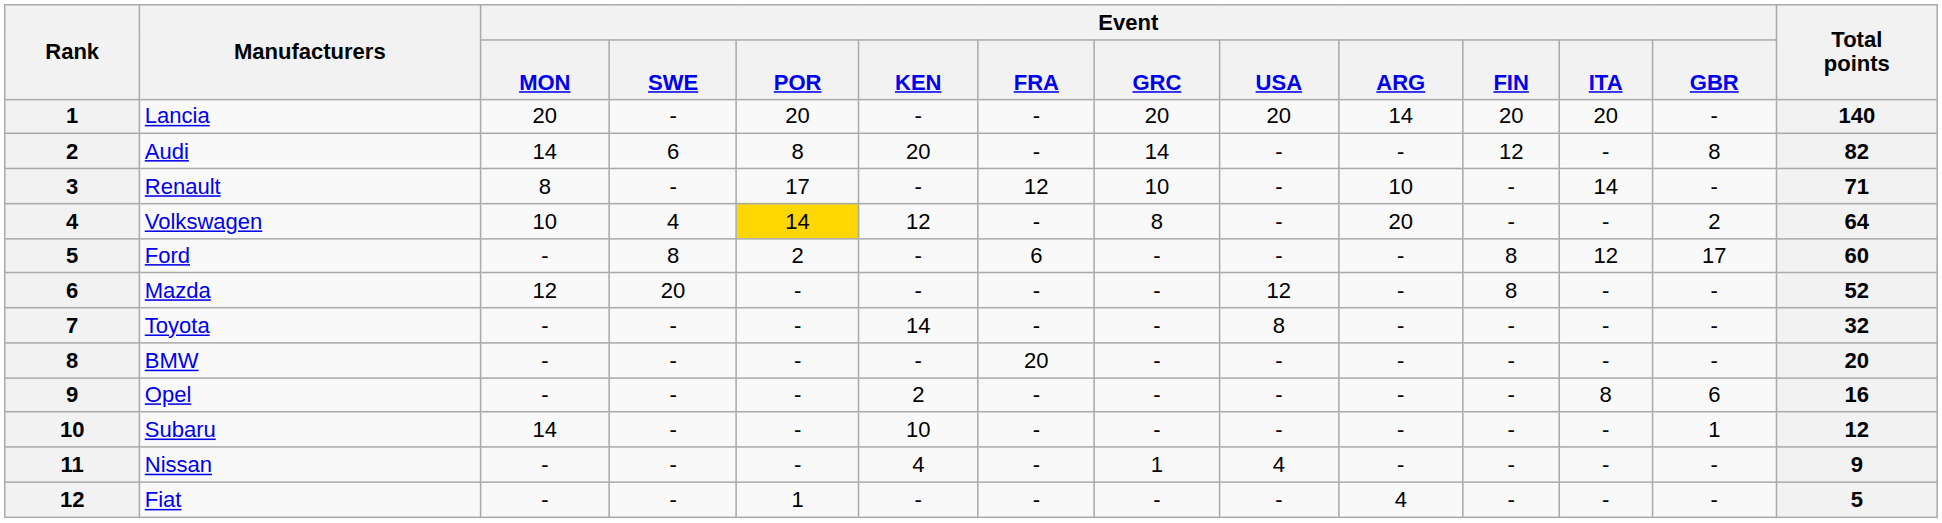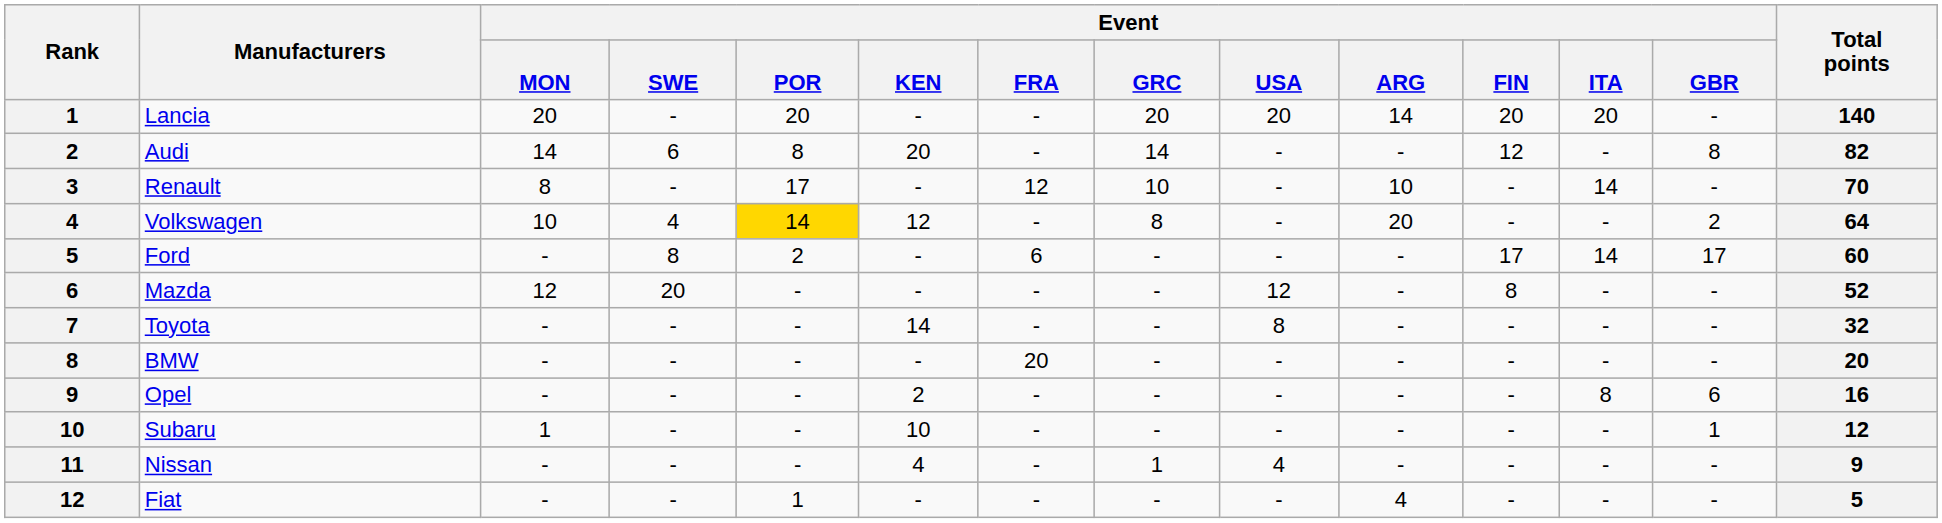(1857, 186) 71 -> (1857, 186) 70
(1511, 256) 8 -> (1511, 256) 17
(1606, 256) 12 -> (1606, 256) 14
(545, 430) 14 -> (545, 430) 1
